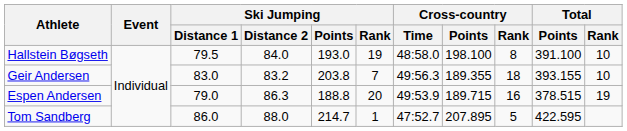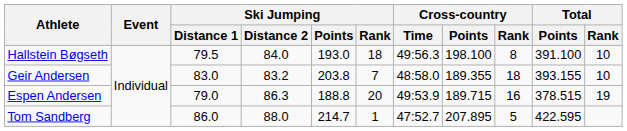(375, 55) 19 -> (375, 55) 18
(418, 55) 48:58.0 -> (418, 55) 49:56.3
(418, 76) 49:56.3 -> (418, 76) 48:58.0
